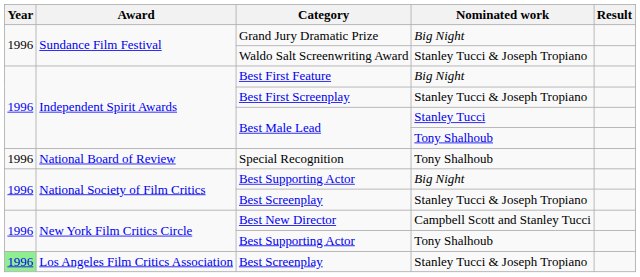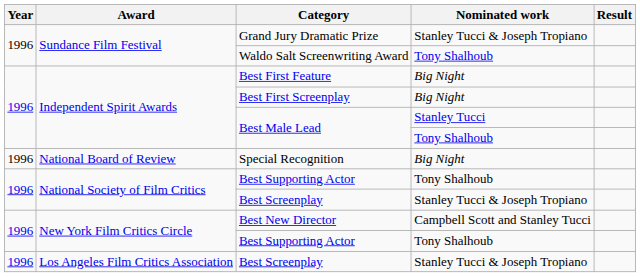(439, 35) Big Night -> (501, 35) Stanley Tucci & Joseph Tropiano
(501, 55) Stanley Tucci & Joseph Tropiano -> (454, 55) Tony Shalhoub
(501, 96) Stanley Tucci & Joseph Tropiano -> (439, 96) Big Night
(454, 158) Tony Shalhoub -> (439, 158) Big Night
(439, 179) Big Night -> (454, 179) Tony Shalhoub
(20, 261) lightgreen background -> (20, 261) no background
